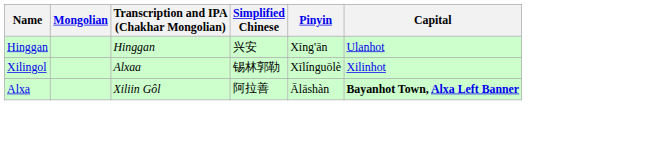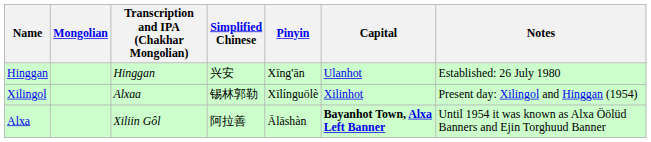+ column: (541, 33)
